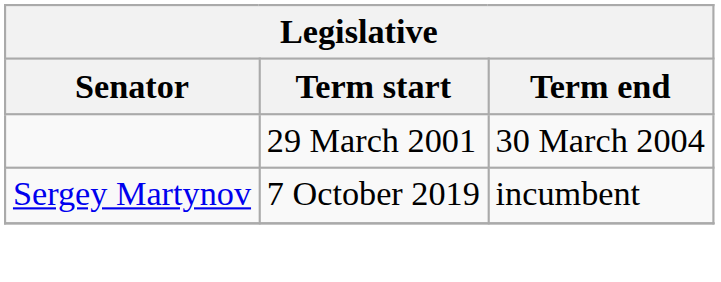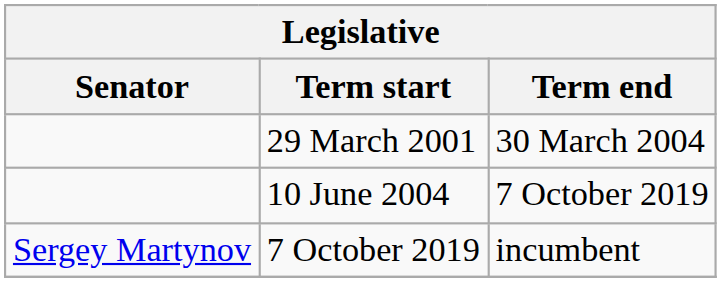+ row: (358, 194)
